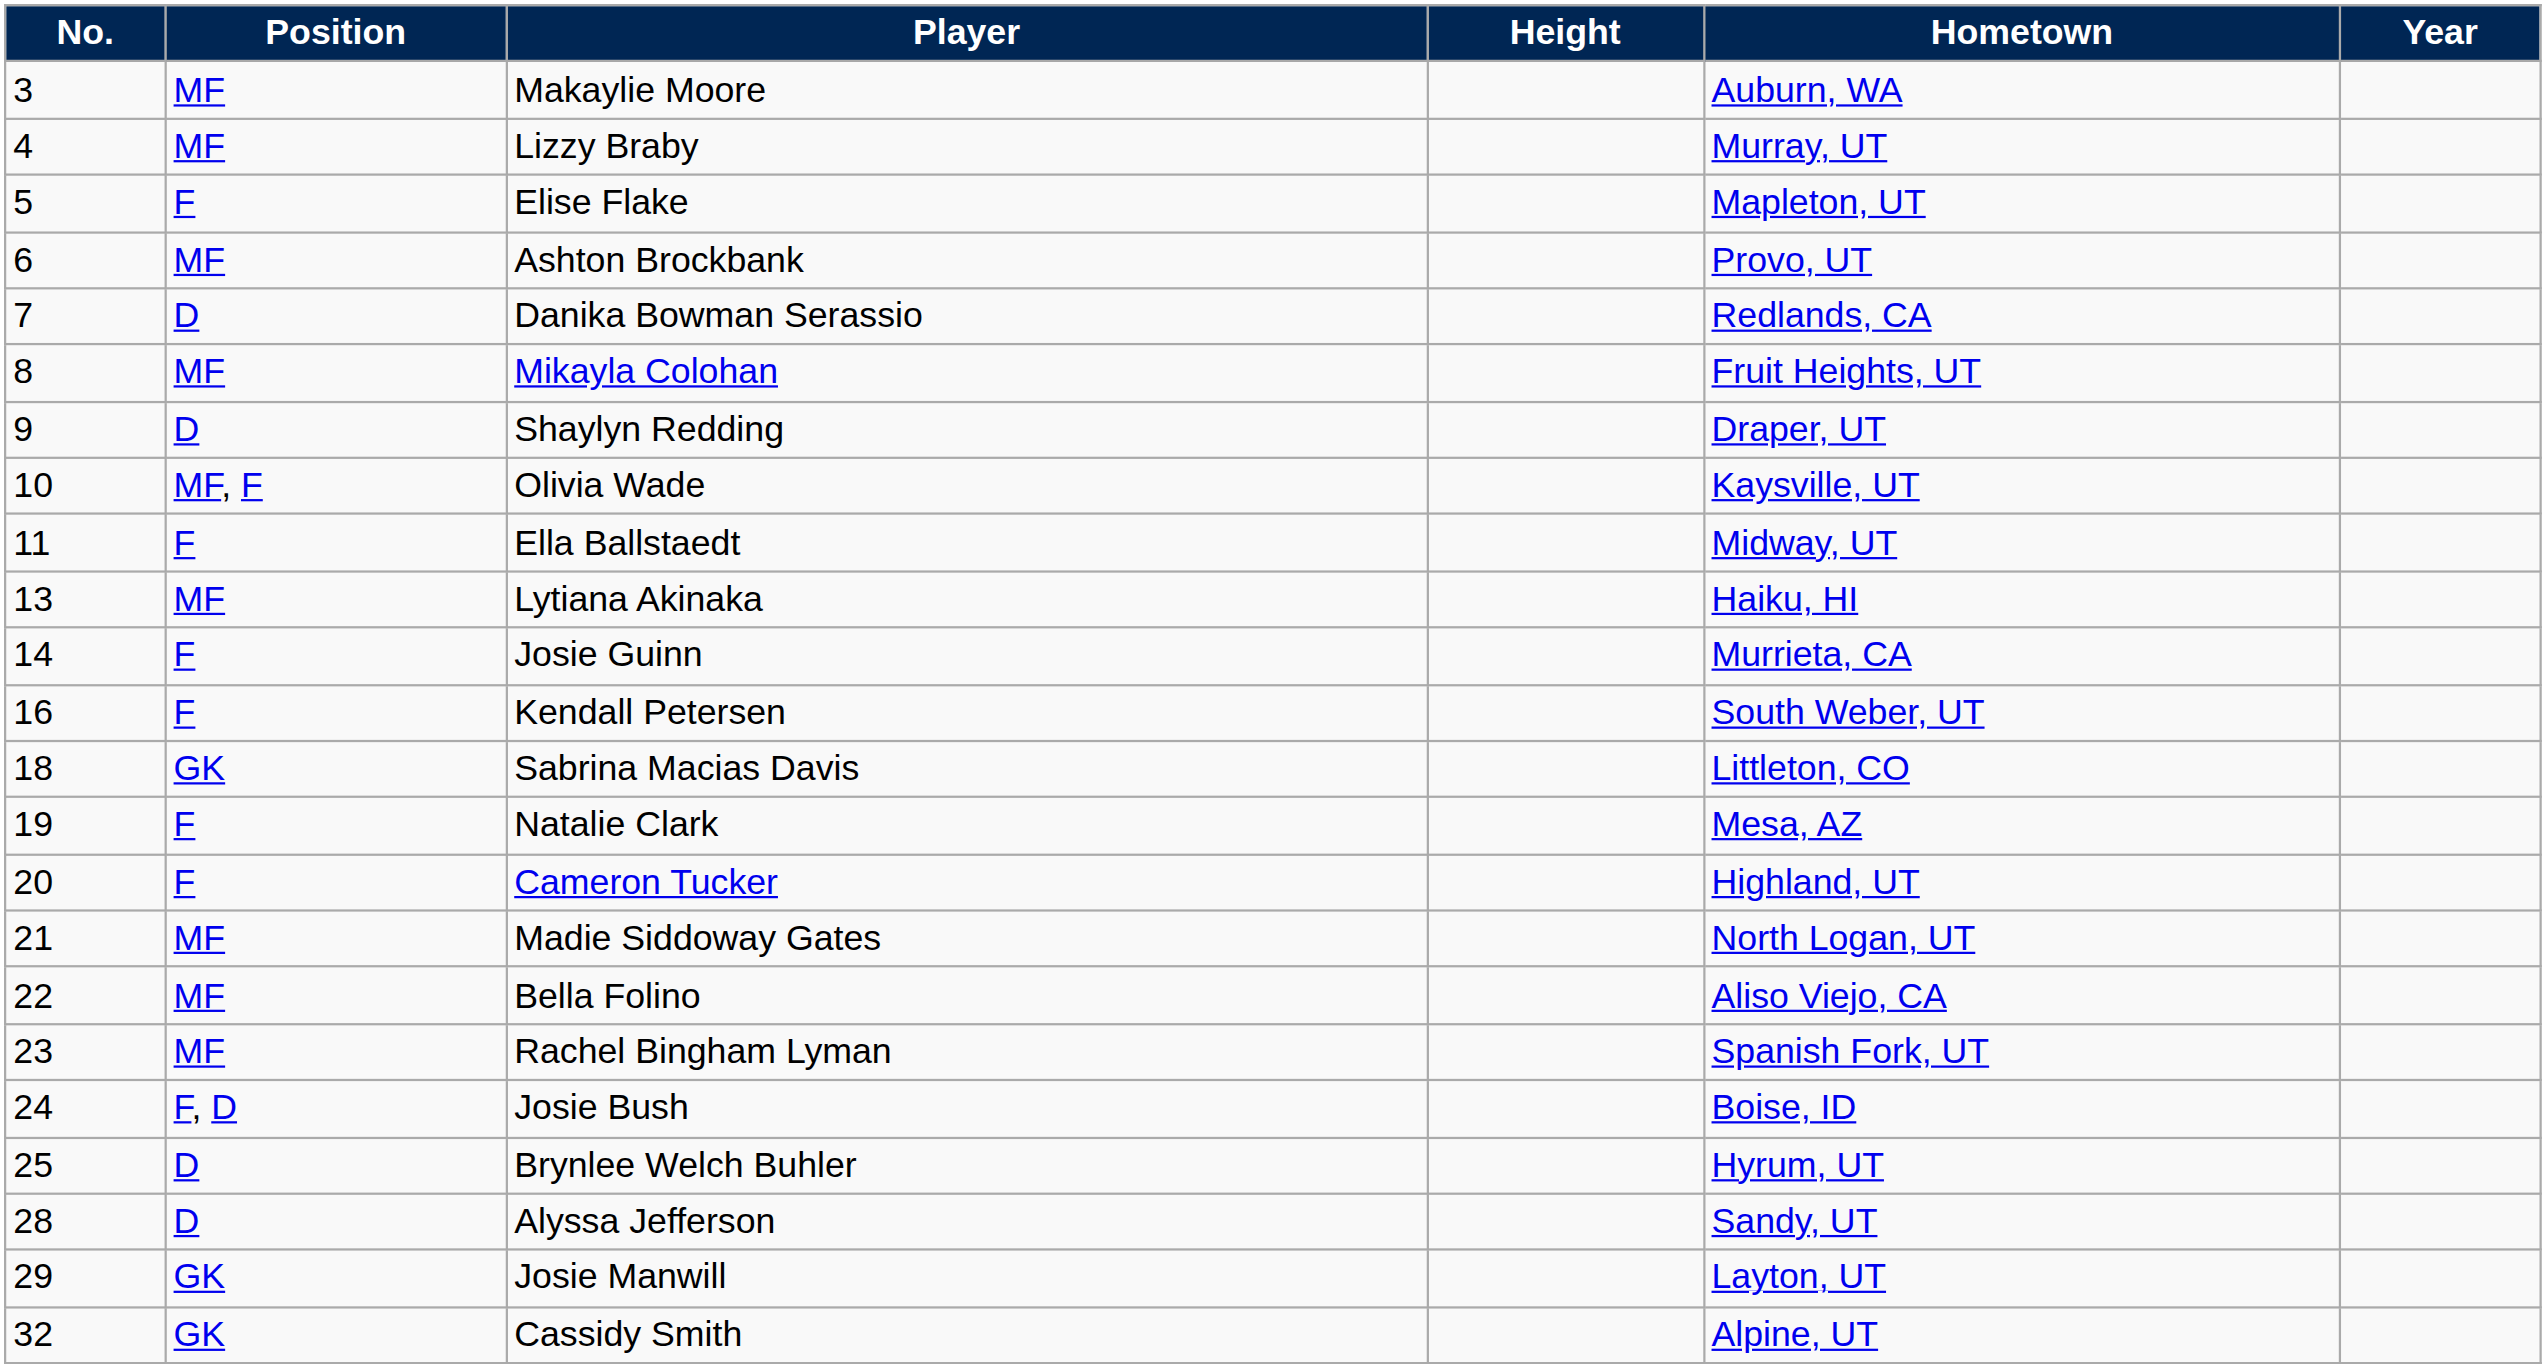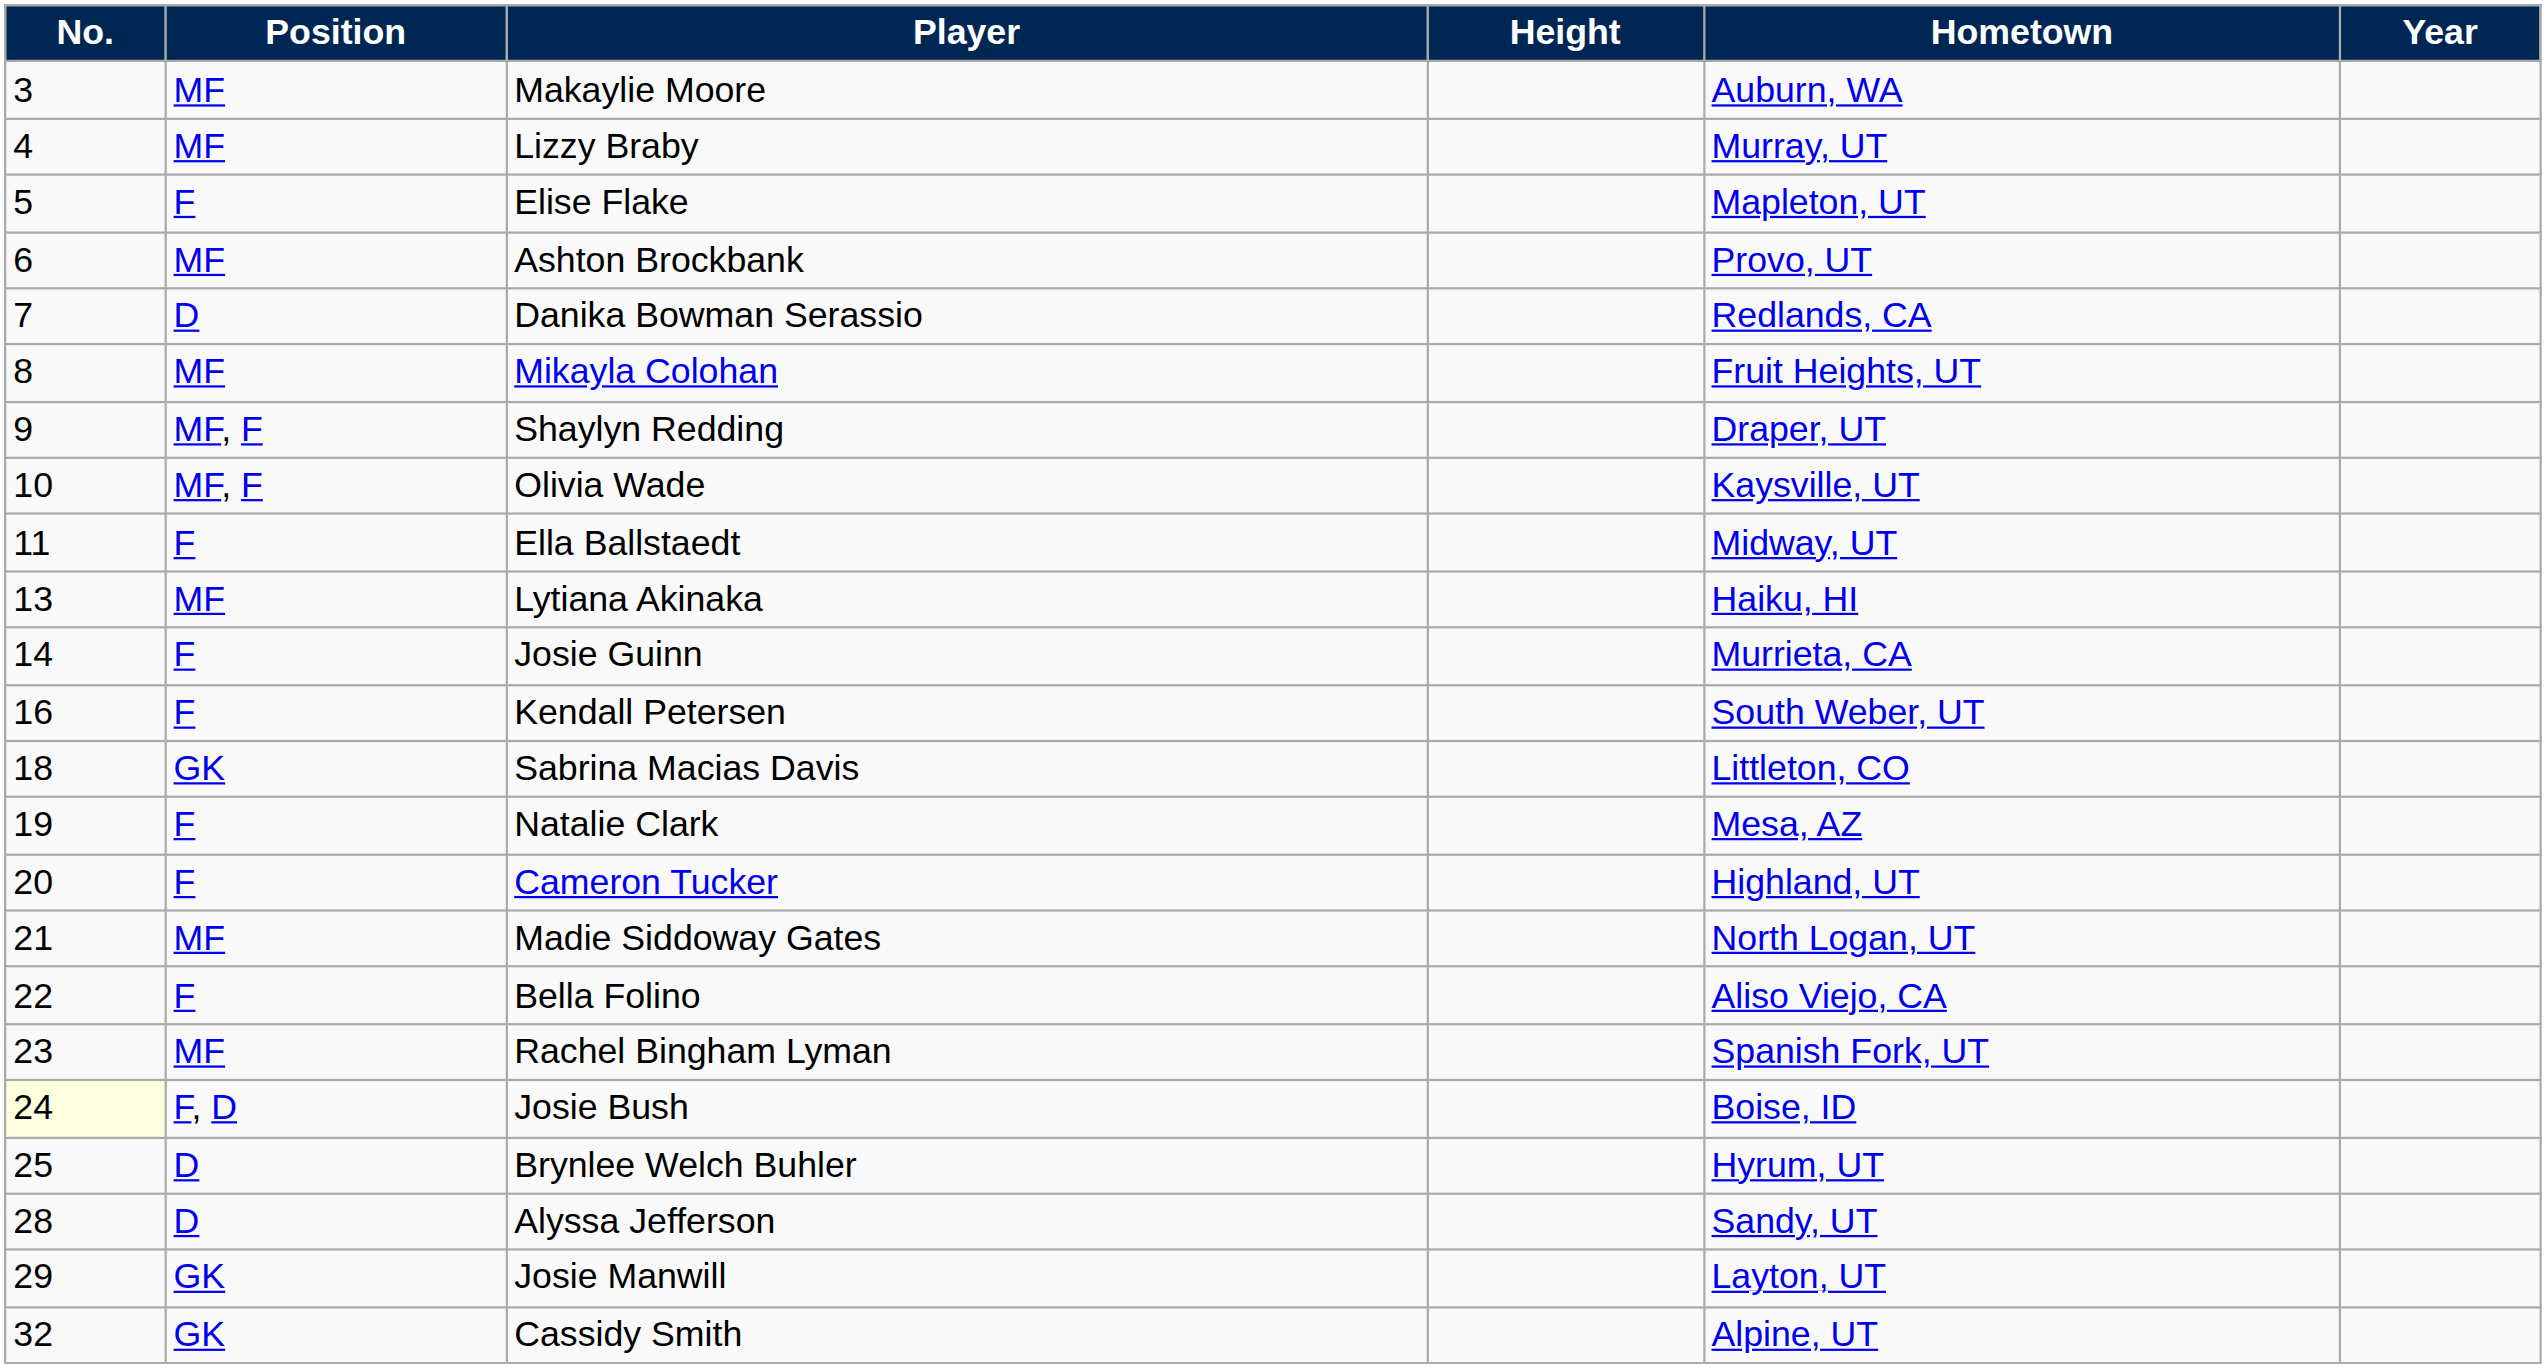(186, 428) D -> (218, 428) MF, F
(199, 994) MF -> (184, 994) F
(33, 1107) no background -> (33, 1107) lightyellow background
